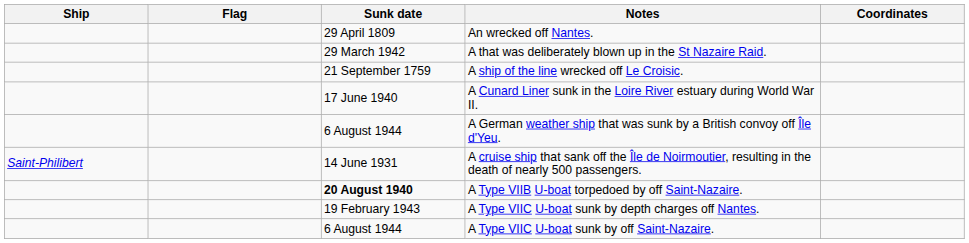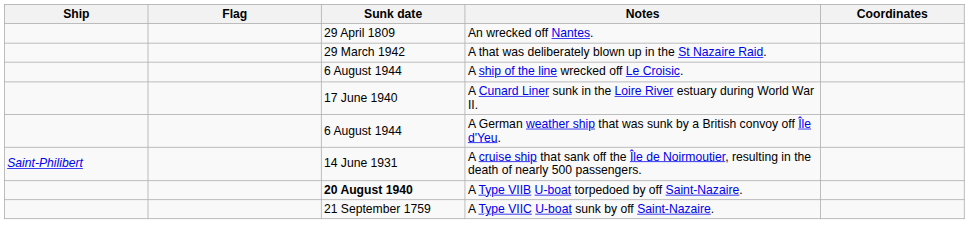(377, 71) 21 September 1759 -> (363, 71) 6 August 1944
- row: (614, 209)
(363, 228) 6 August 1944 -> (377, 209) 21 September 1759
